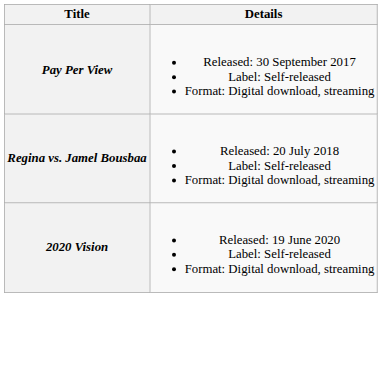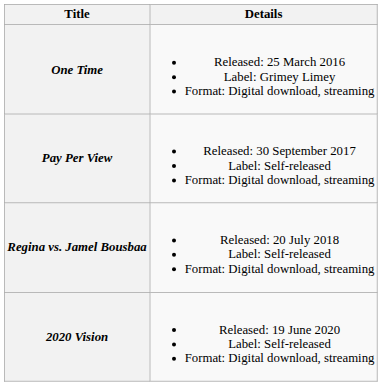+ row: (77, 69)
